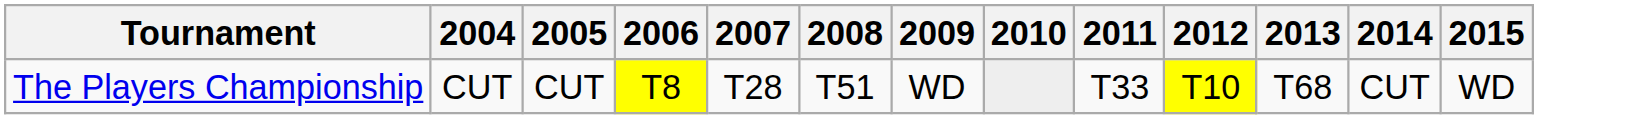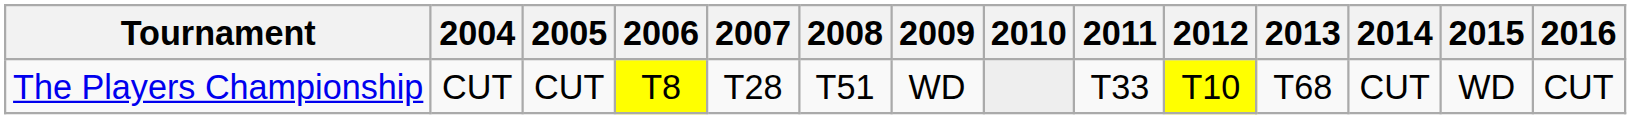+ column: (1579, 32)
